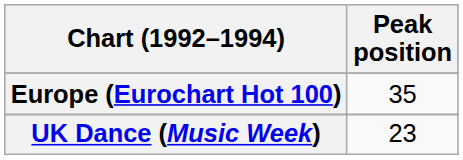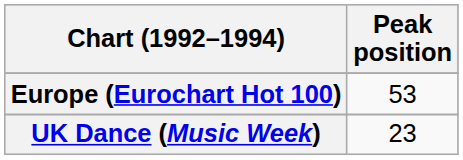(403, 93) 35 -> (403, 93) 53
